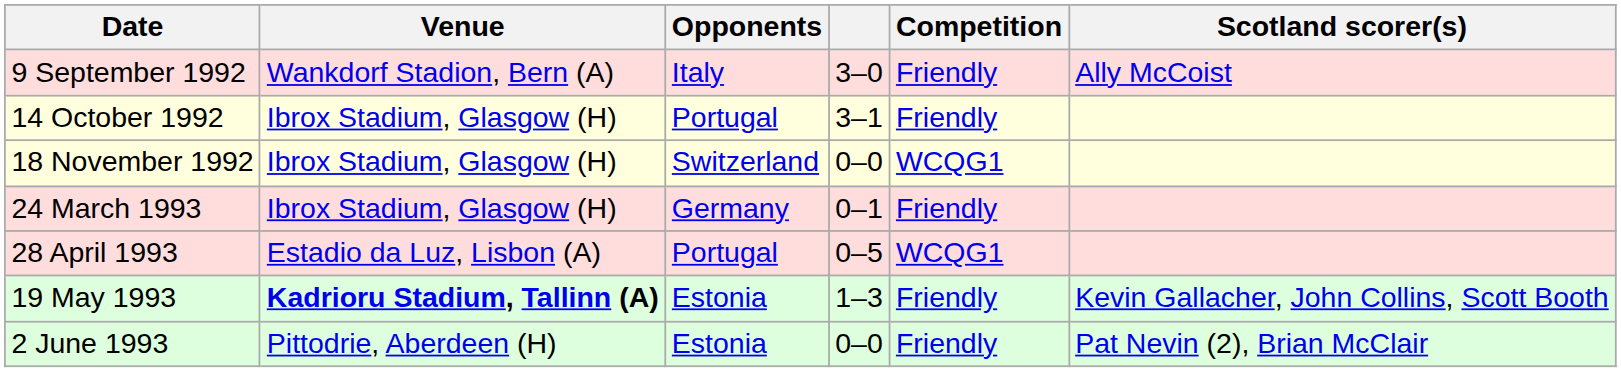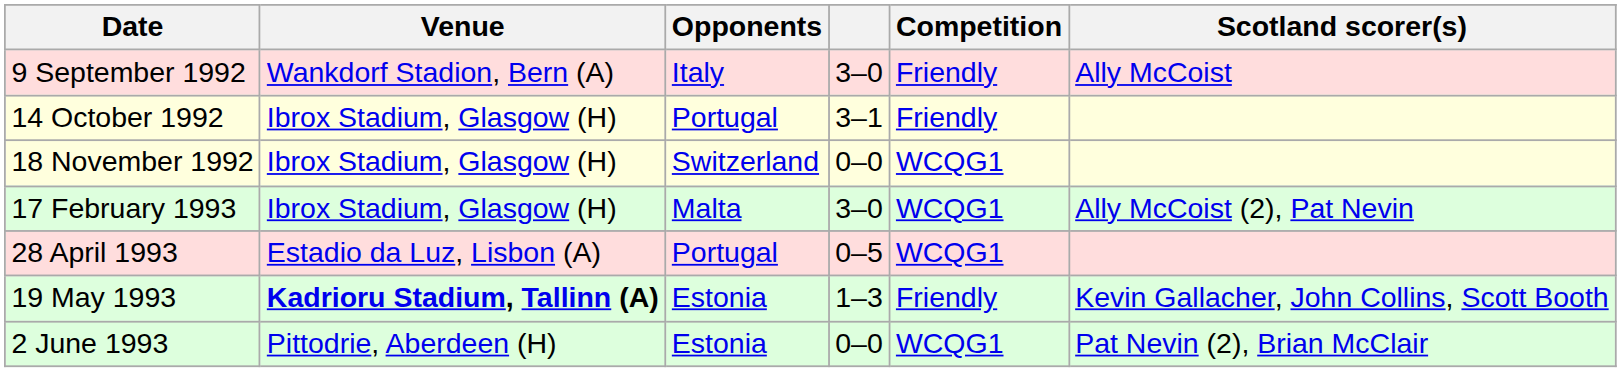+ row: (124, 207)
- row: (106, 207)
(947, 343) Friendly -> (950, 343) WCQG1
